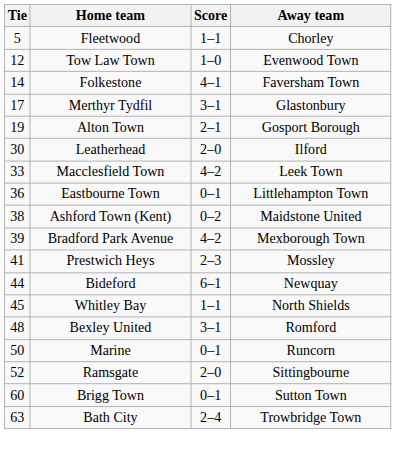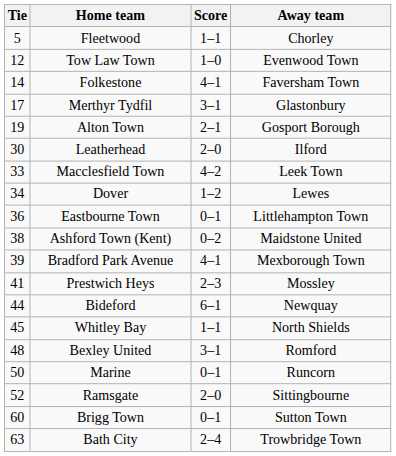+ row: (110, 194)
(211, 238) 4–2 -> (211, 261) 4–1
